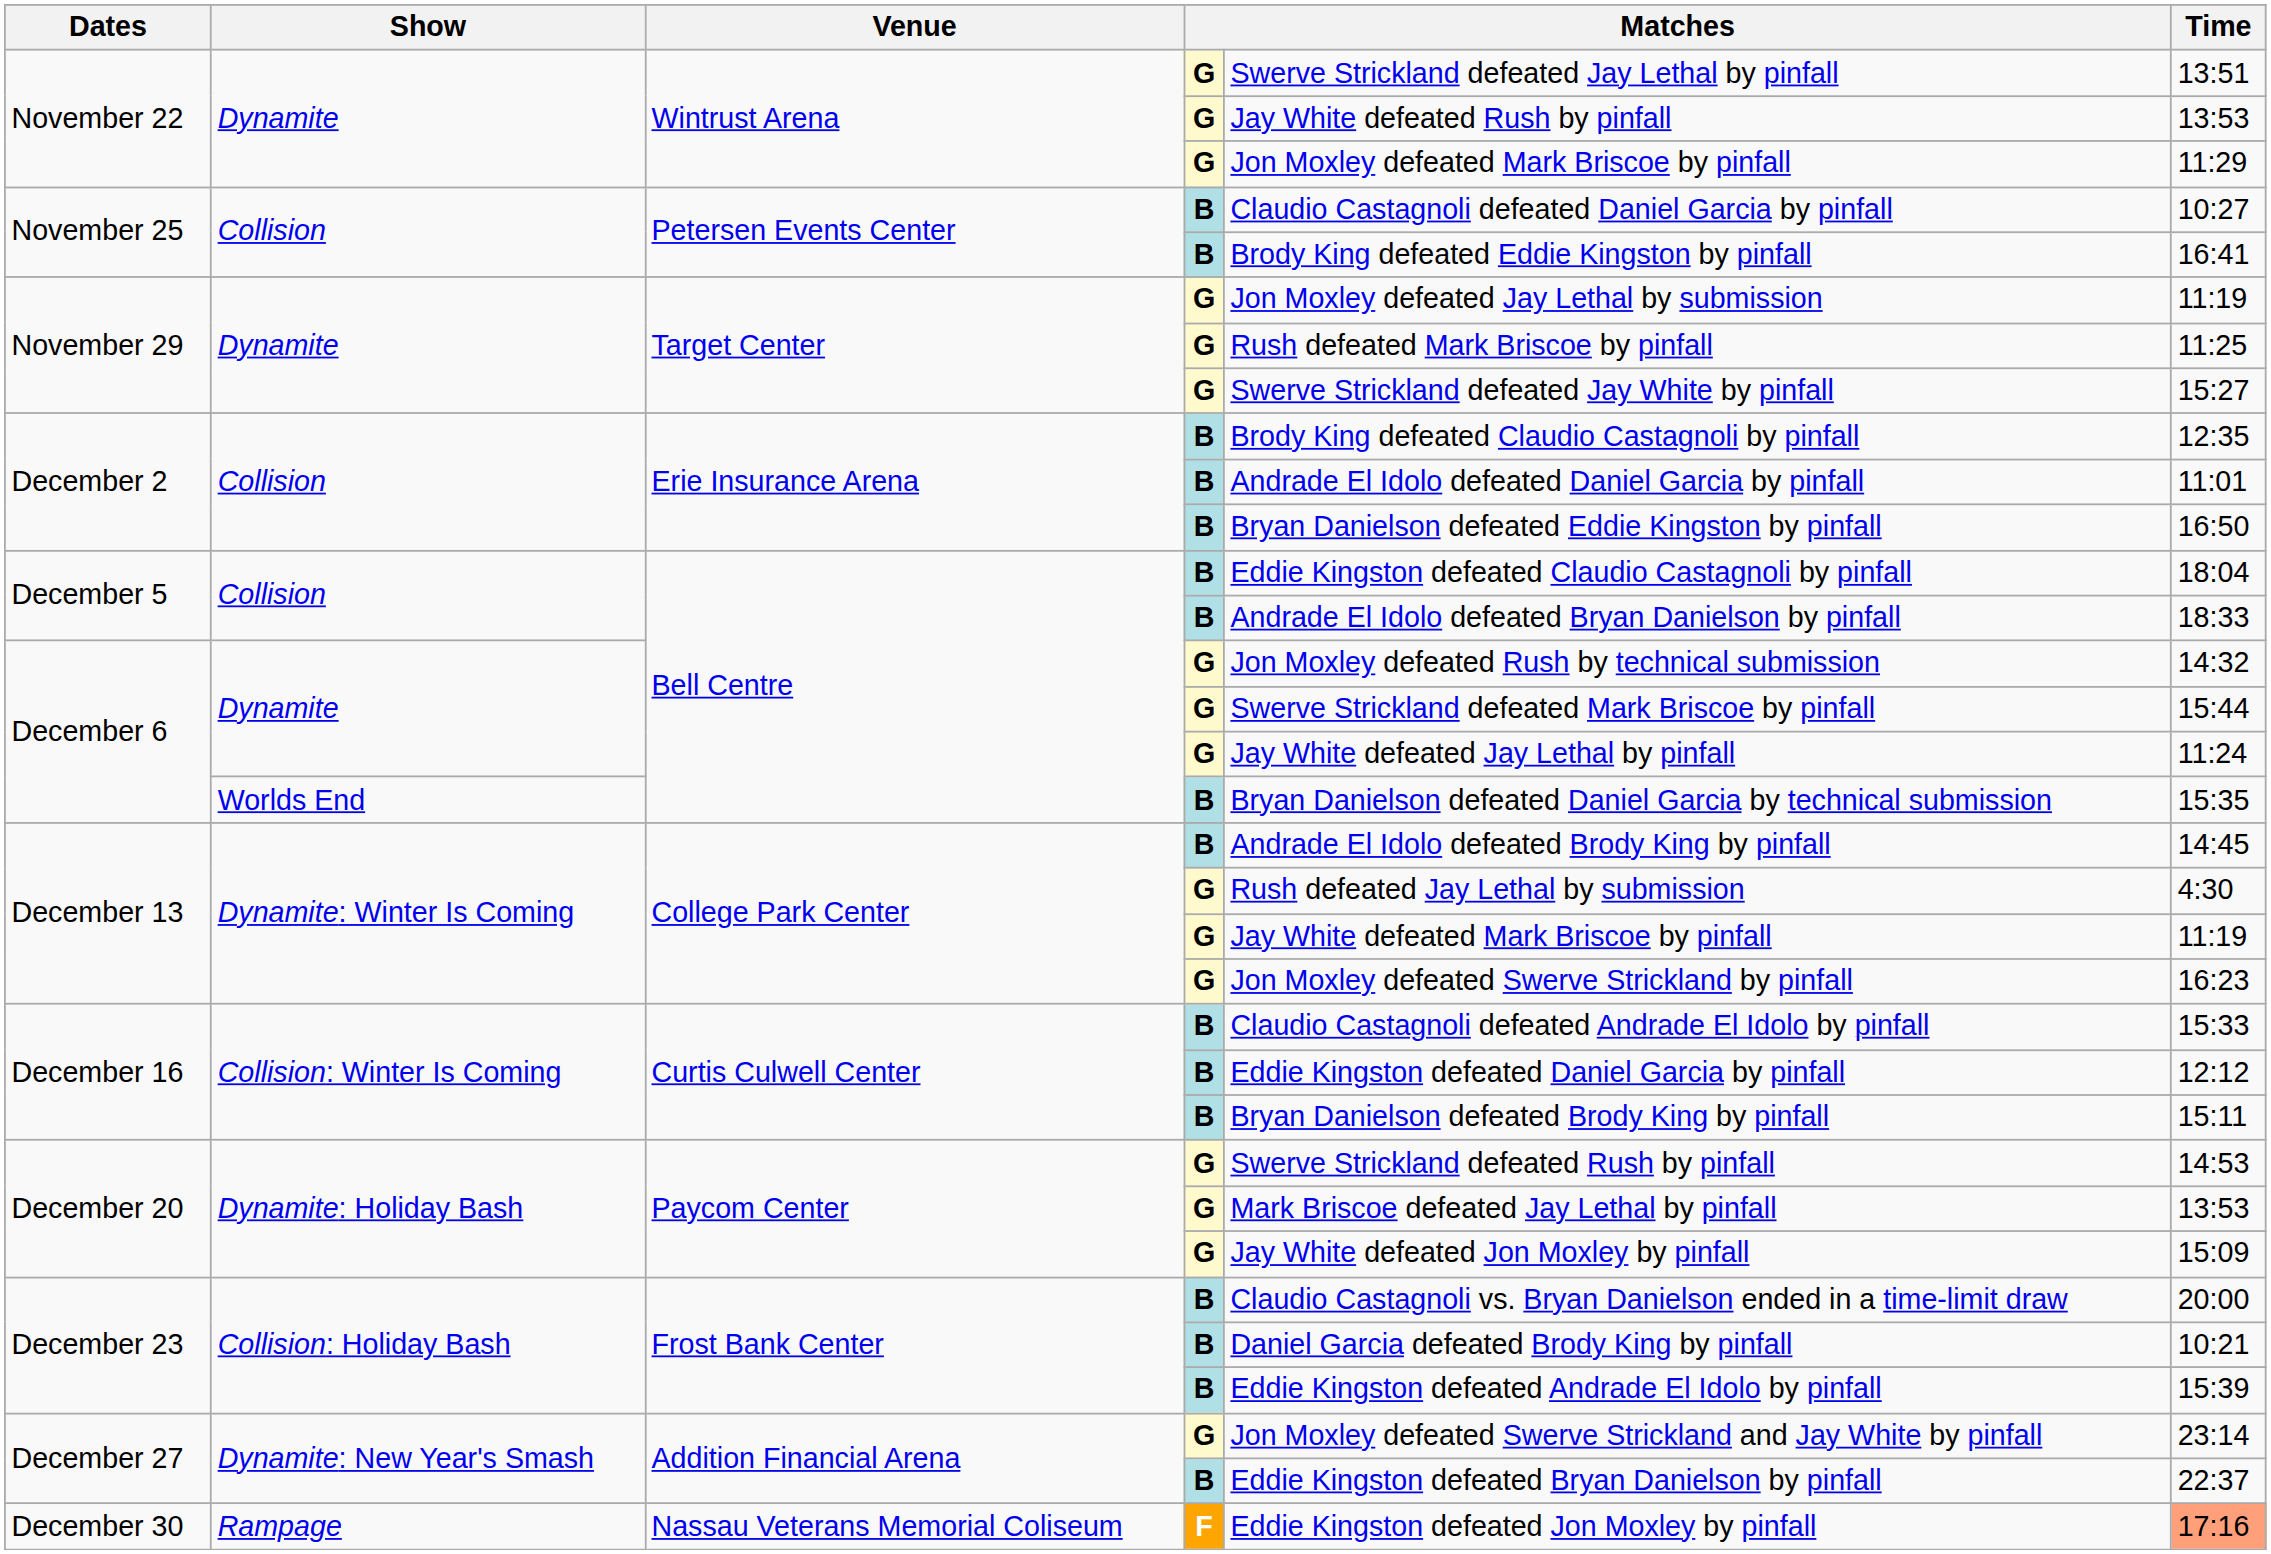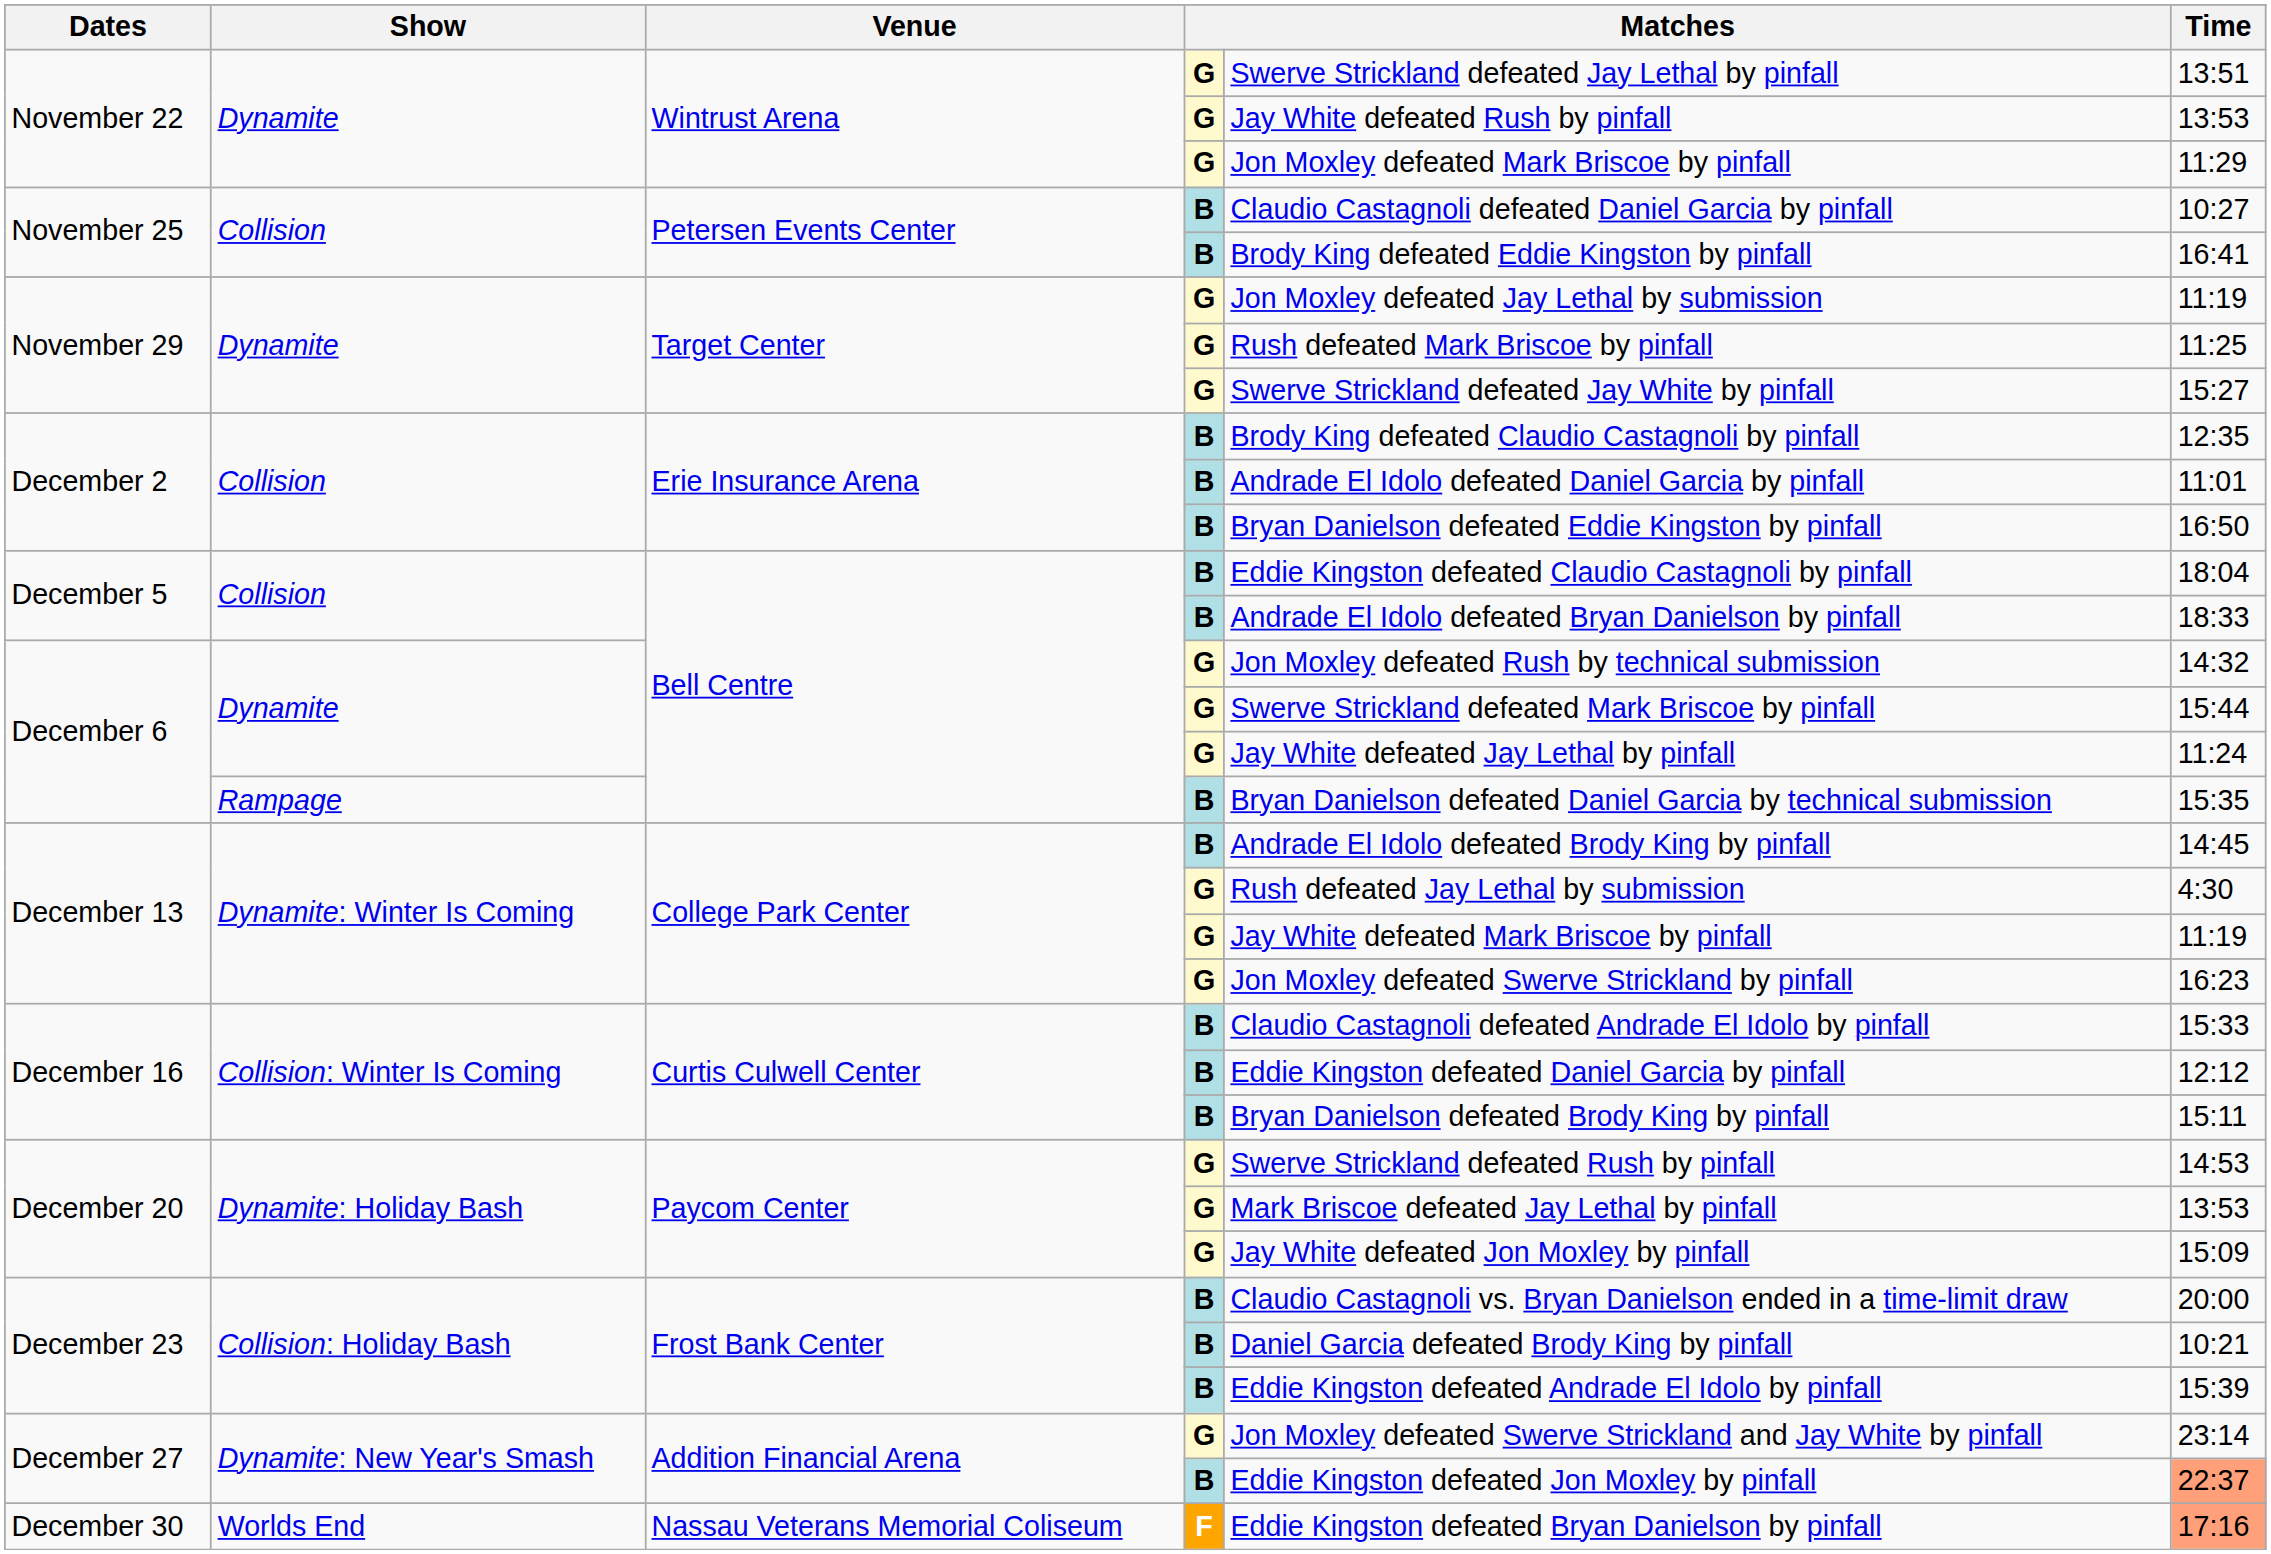(291, 799) Worlds End -> (280, 799) Rampage
(1556, 1480) Eddie Kingston defeated Bryan Danielson by pinfall -> (1523, 1480) Eddie Kingston defeated Jon Moxley by pinfall
(2214, 1480) no background -> (2214, 1480) lightsalmon background
(280, 1526) Rampage -> (291, 1526) Worlds End
(1523, 1526) Eddie Kingston defeated Jon Moxley by pinfall -> (1556, 1526) Eddie Kingston defeated Bryan Danielson by pinfall
